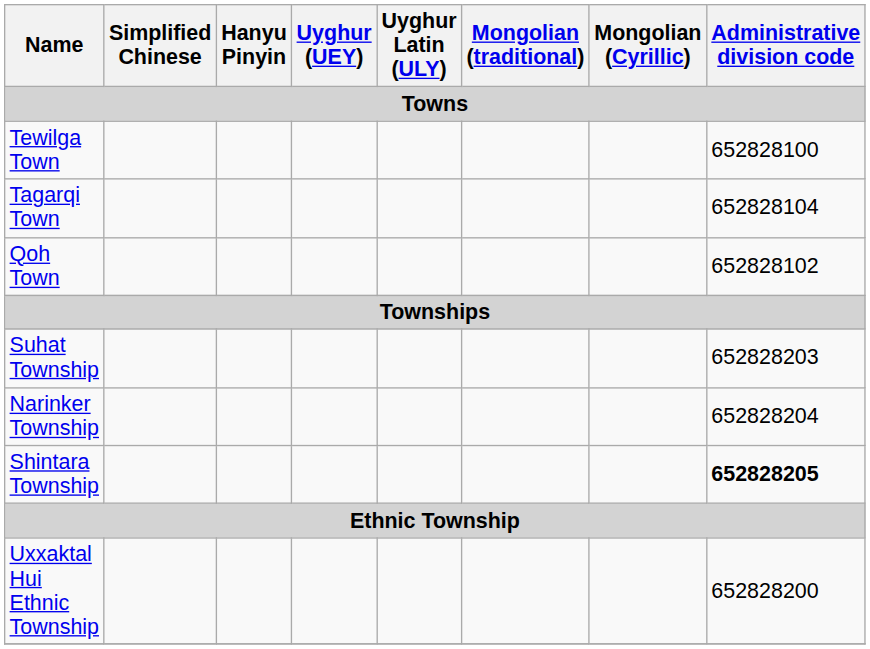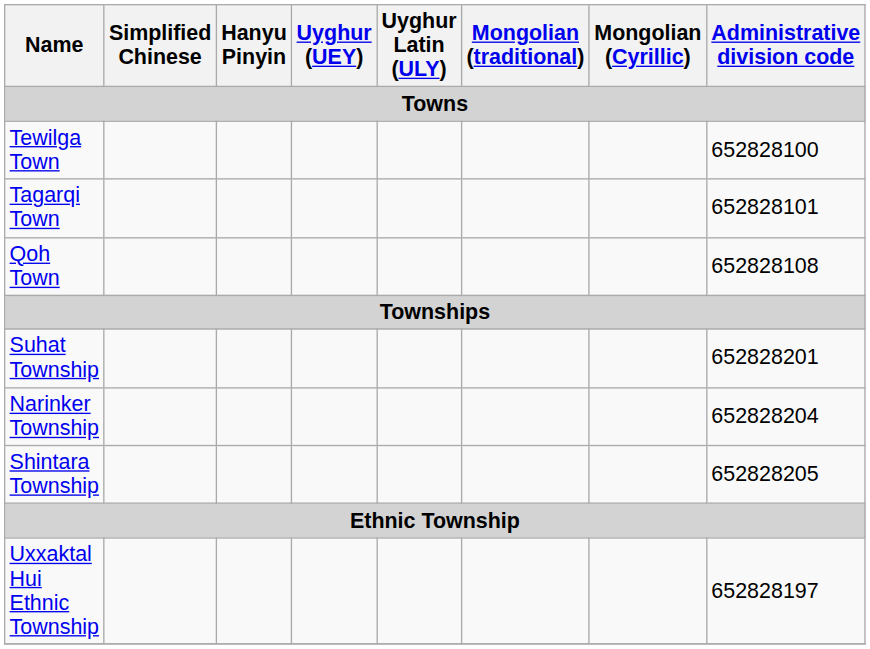(765, 207) 652828104 -> (765, 207) 652828101
(765, 266) 652828102 -> (765, 266) 652828108
(765, 358) 652828203 -> (765, 358) 652828201
(765, 474) bold -> (765, 474) normal
(765, 590) 652828200 -> (765, 590) 652828197
